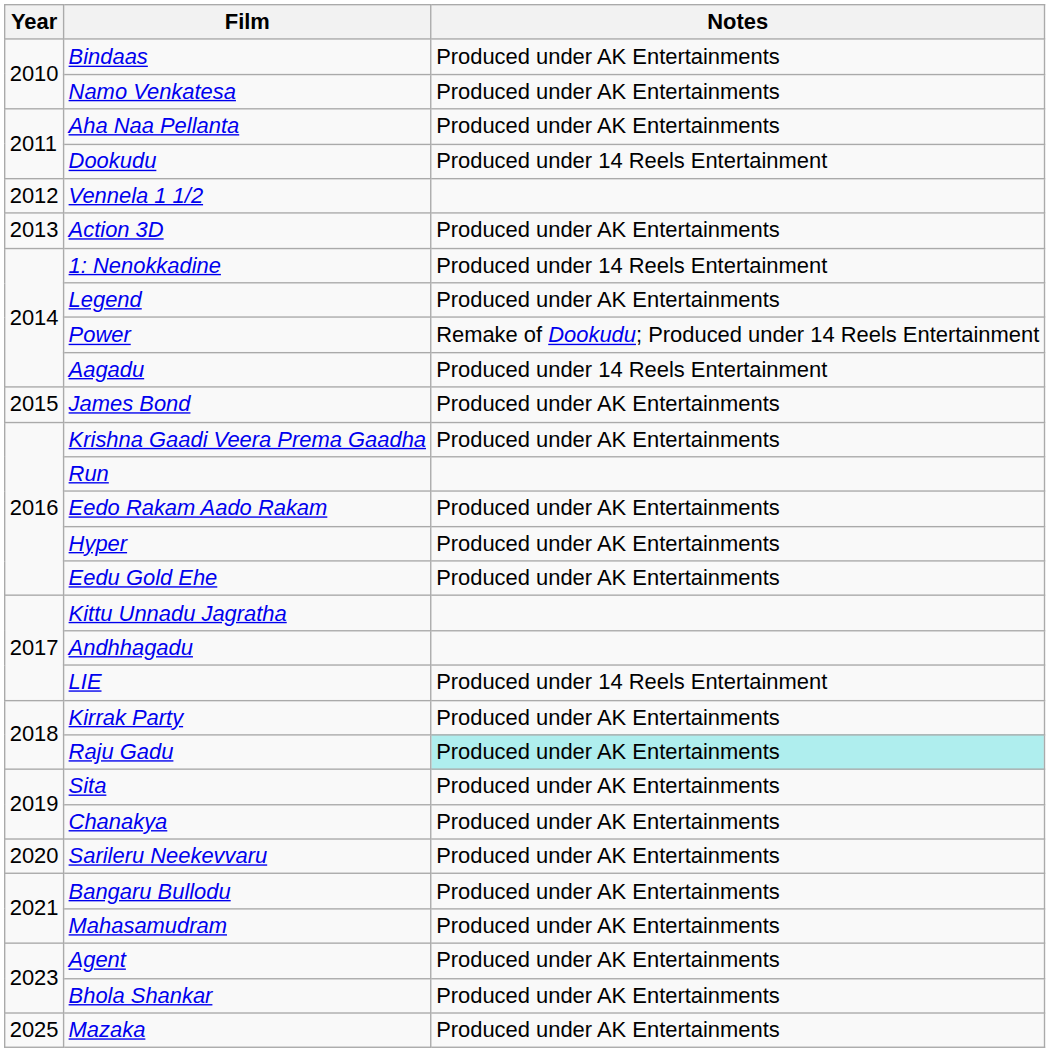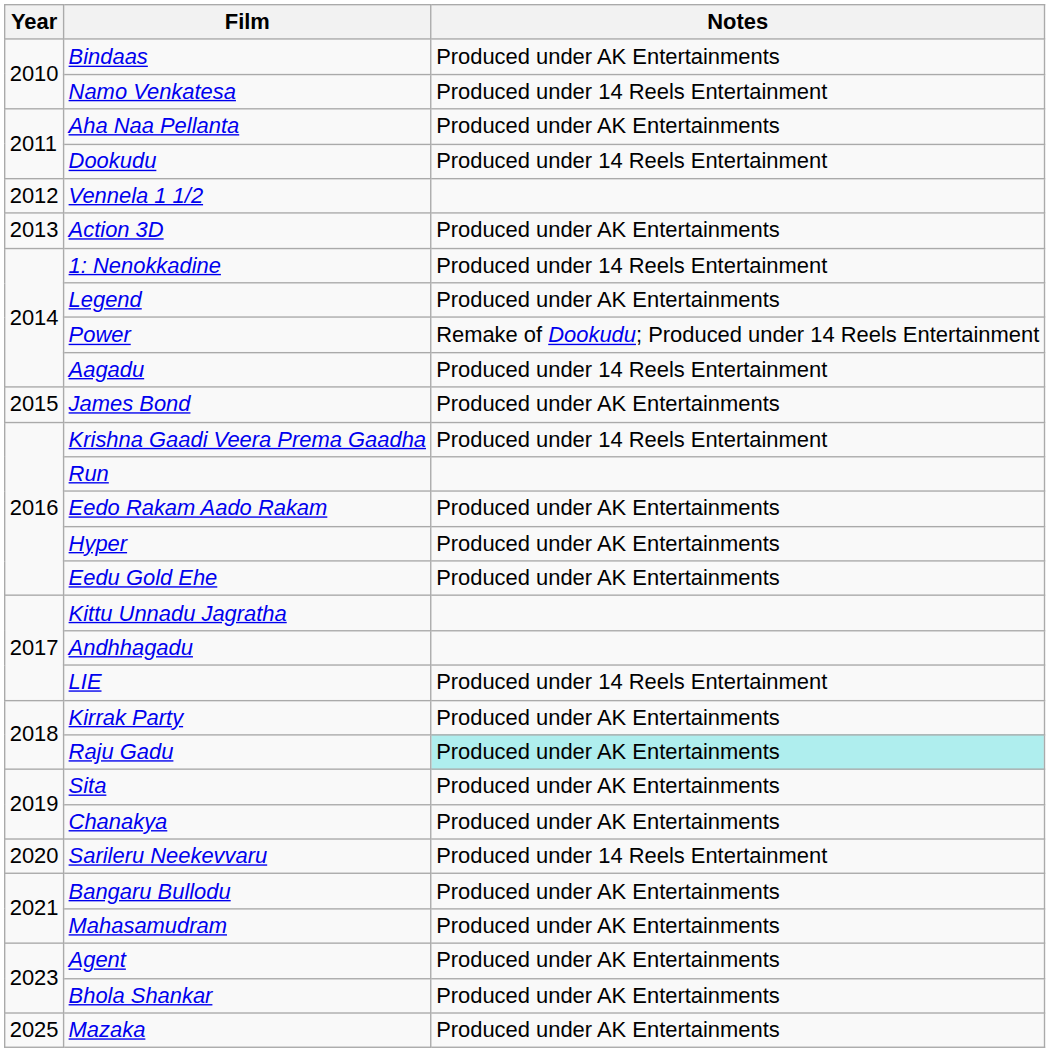(608, 91) Produced under AK Entertainments -> (632, 91) Produced under 14 Reels Entertainment
(608, 439) Produced under AK Entertainments -> (632, 439) Produced under 14 Reels Entertainment
(608, 856) Produced under AK Entertainments -> (632, 856) Produced under 14 Reels Entertainment
